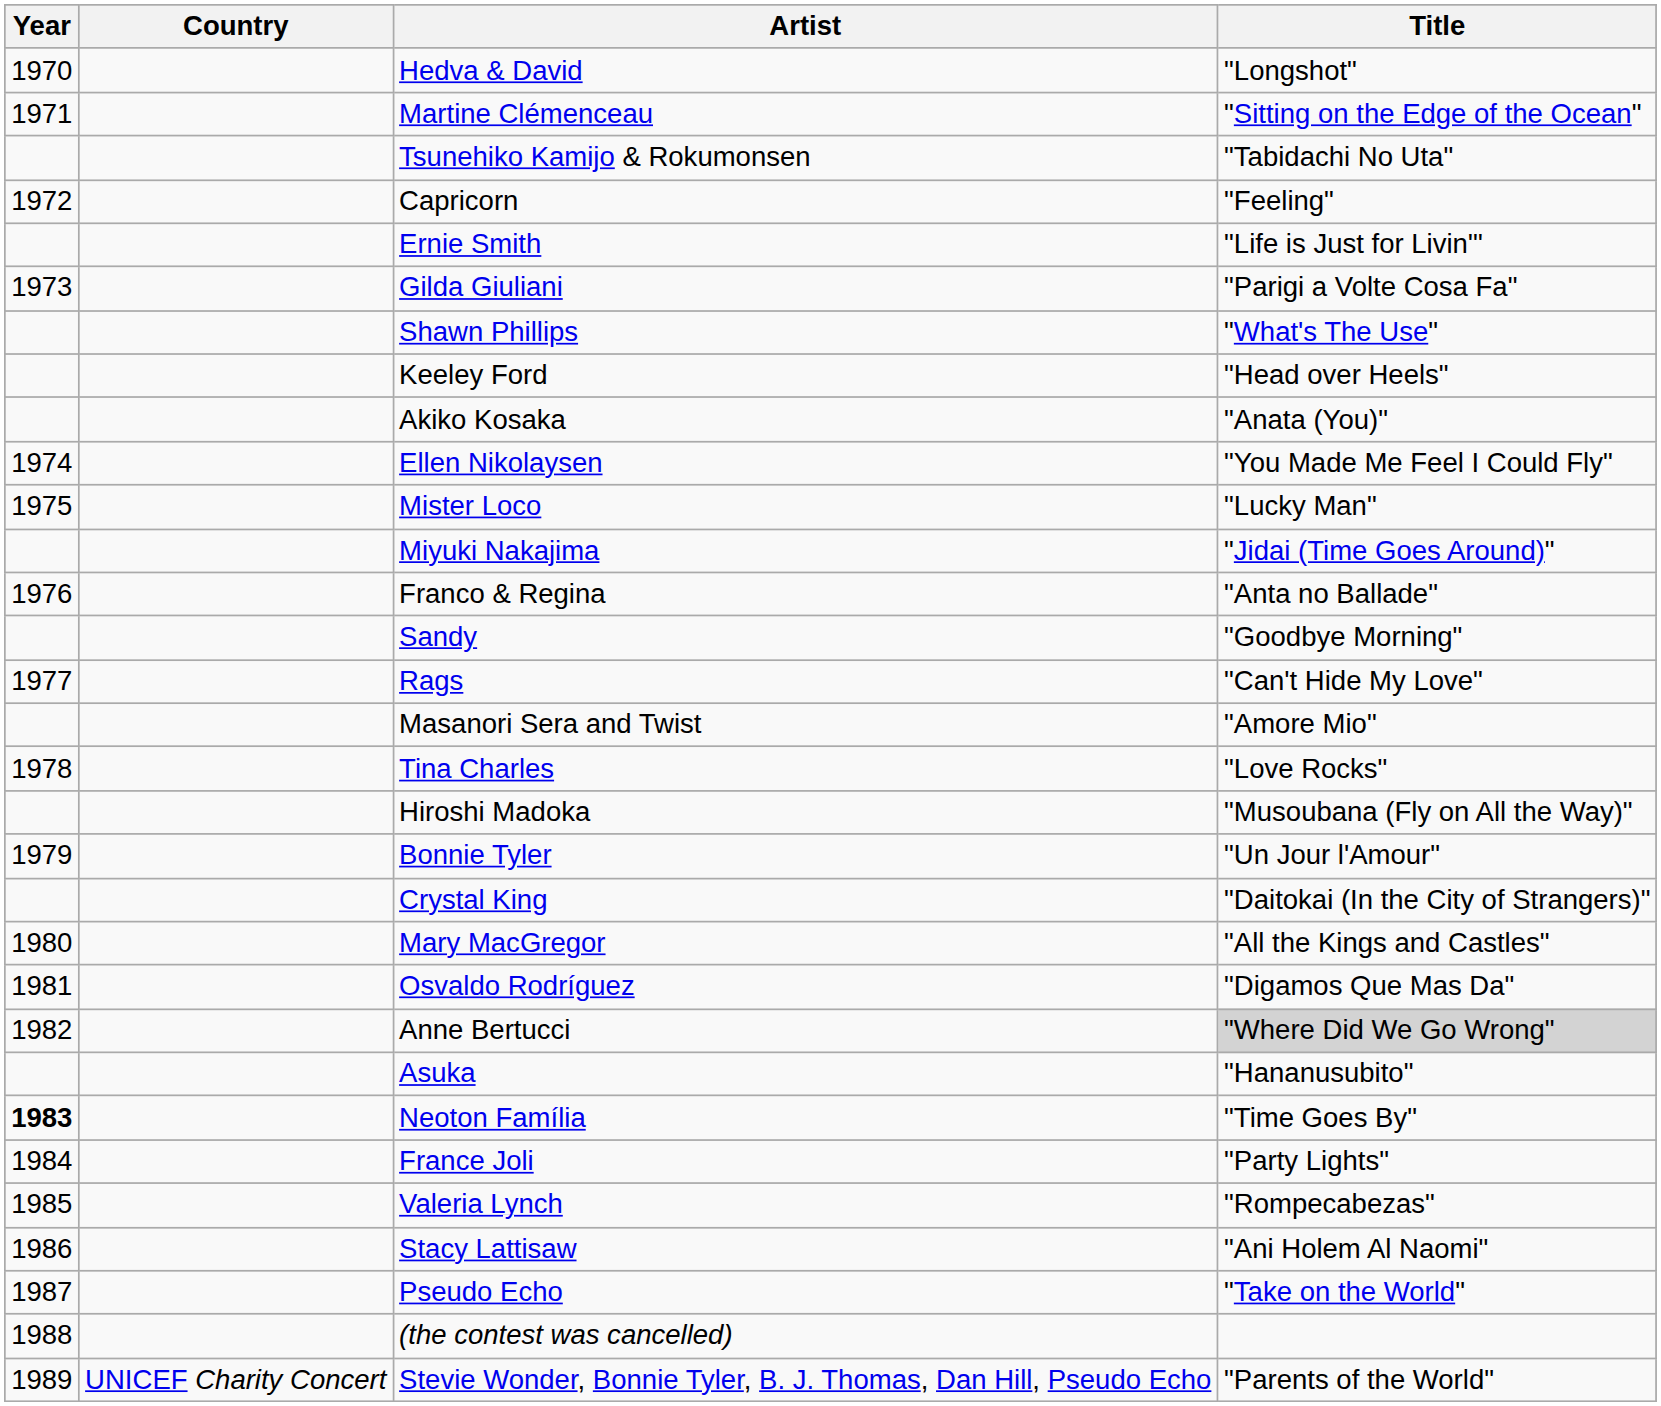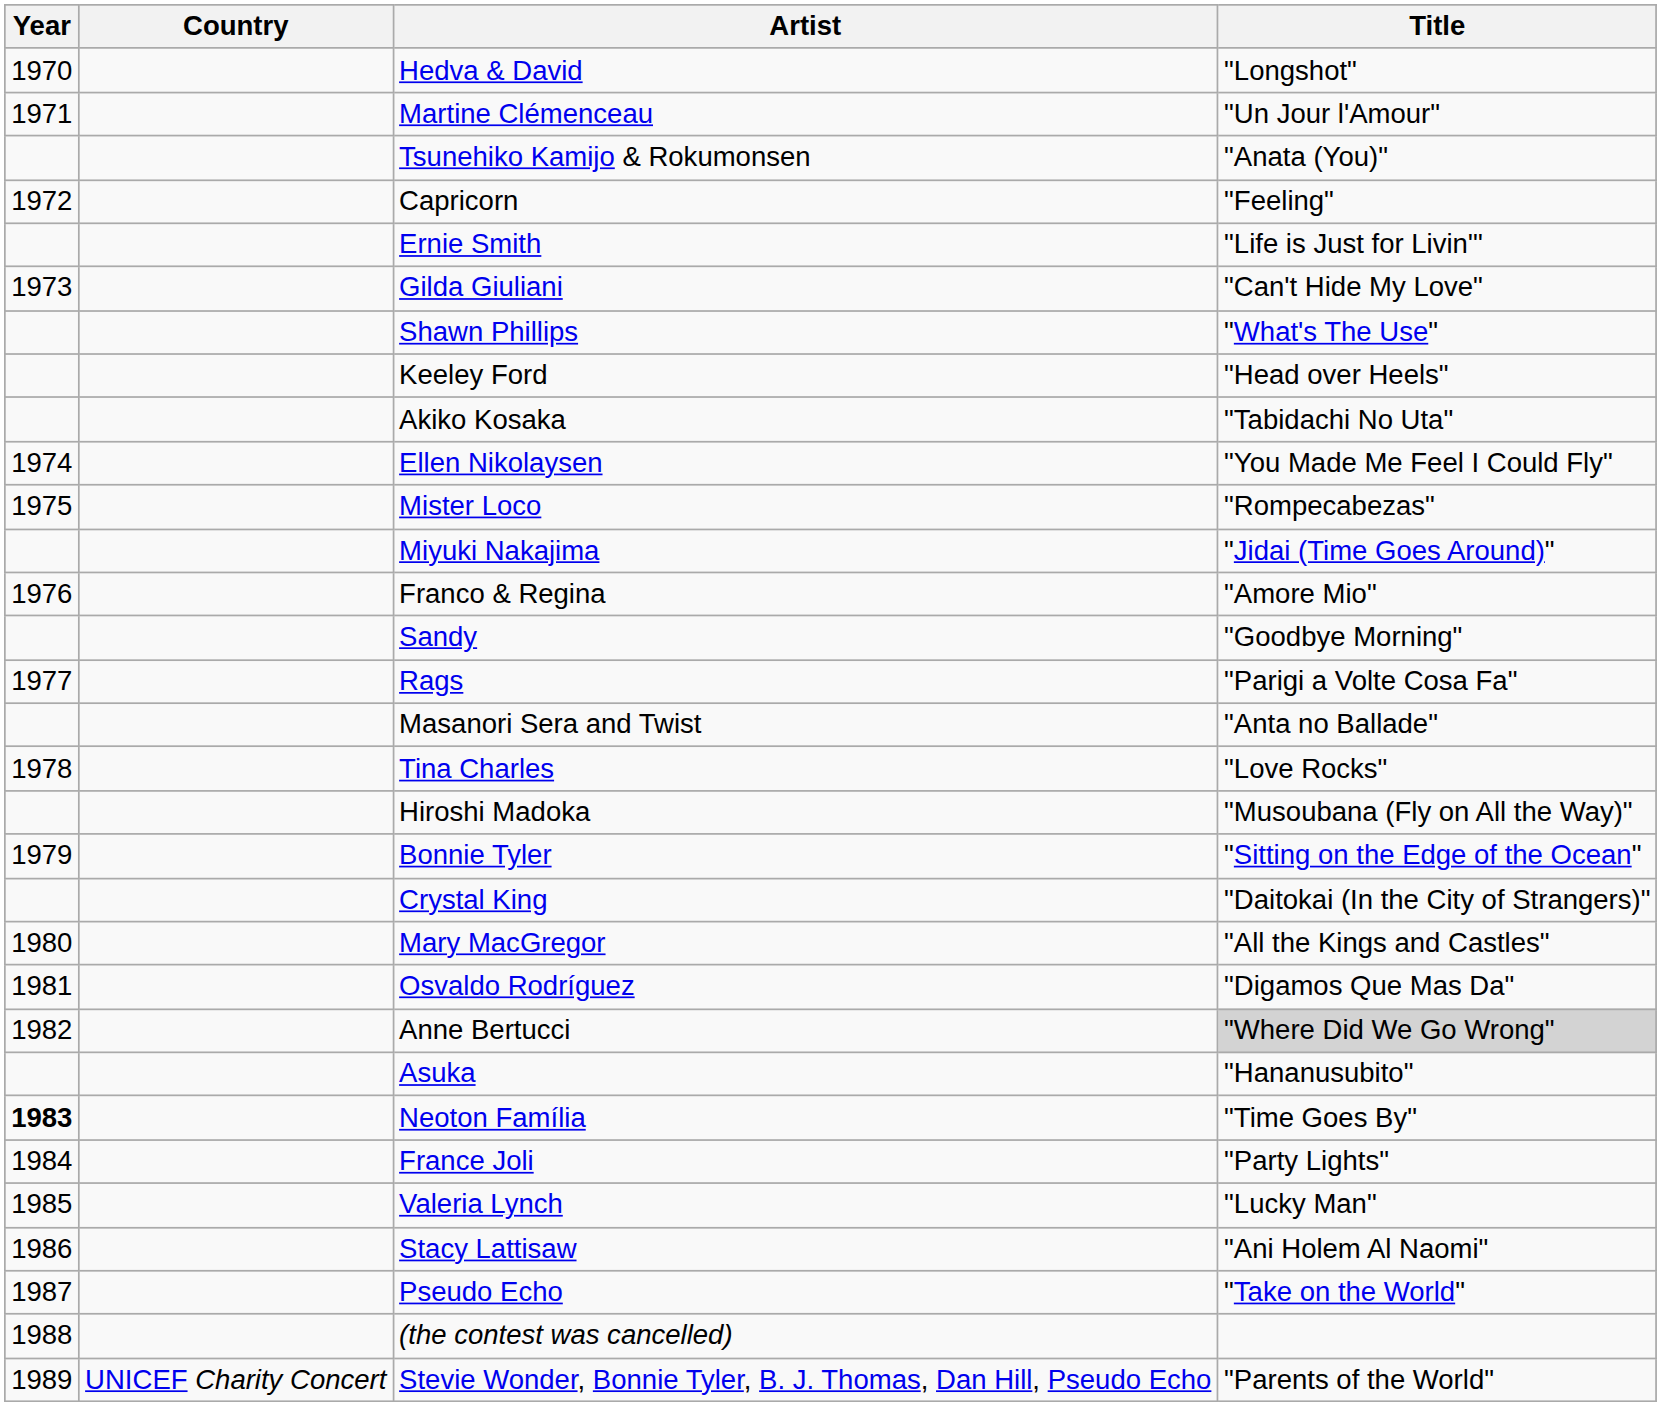(1433, 113) "Sitting on the Edge of the Ocean" -> (1332, 113) "Un Jour l'Amour"
(1339, 157) "Tabidachi No Uta" -> (1306, 157) "Anata (You)"
(1371, 288) "Parigi a Volte Cosa Fa" -> (1353, 288) "Can't Hide My Love"
(1306, 419) "Anata (You)" -> (1339, 419) "Tabidachi No Uta"
(1300, 506) "Lucky Man" -> (1329, 506) "Rompecabezas"
(1331, 593) "Anta no Ballade" -> (1300, 593) "Amore Mio"
(1353, 680) "Can't Hide My Love" -> (1371, 680) "Parigi a Volte Cosa Fa"
(1300, 724) "Amore Mio" -> (1331, 724) "Anta no Ballade"
(1332, 855) "Un Jour l'Amour" -> (1433, 855) "Sitting on the Edge of the Ocean"
(1329, 1204) "Rompecabezas" -> (1300, 1204) "Lucky Man"
